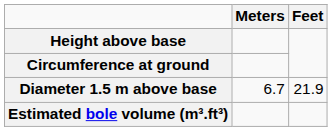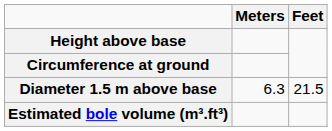(274, 89) 6.7 -> (274, 89) 6.3
(309, 89) 21.9 -> (309, 89) 21.5
